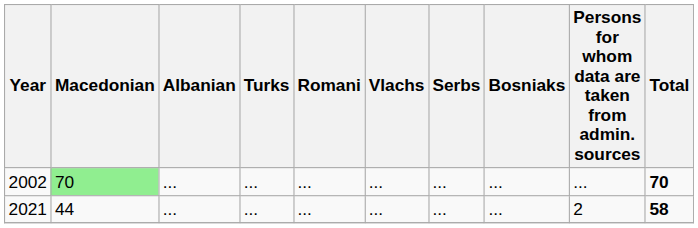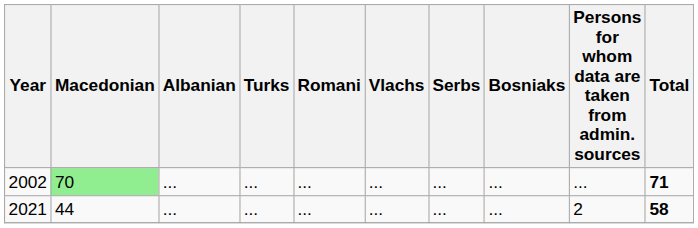(659, 181) 70 -> (659, 181) 71
